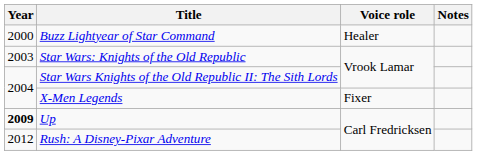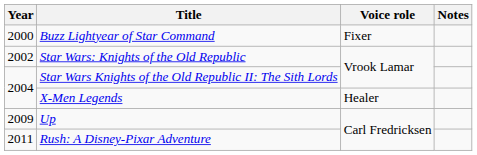(361, 35) Healer -> (357, 35) Fixer
(21, 56) 2003 -> (21, 56) 2002
(357, 98) Fixer -> (361, 98) Healer
(21, 118) bold -> (21, 118) normal
(21, 139) 2012 -> (20, 139) 2011
